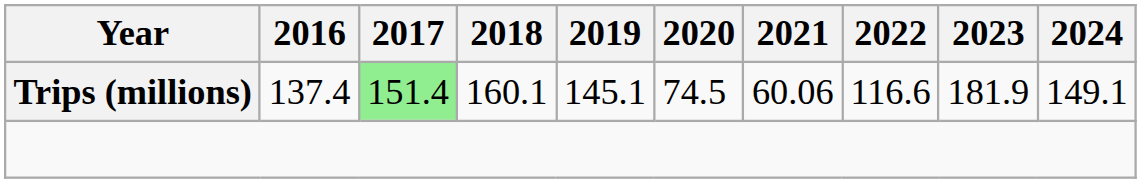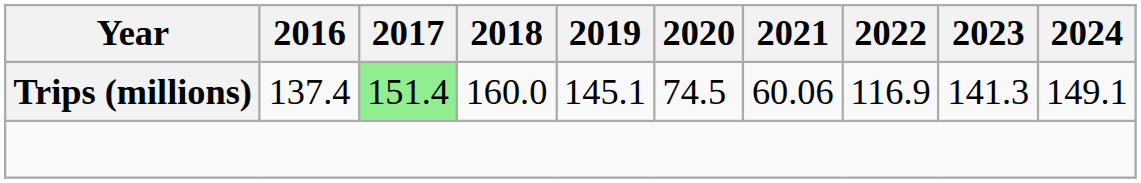(506, 90) 160.1 -> (506, 90) 160.0
(891, 90) 116.6 -> (891, 90) 116.9
(988, 90) 181.9 -> (988, 90) 141.3
